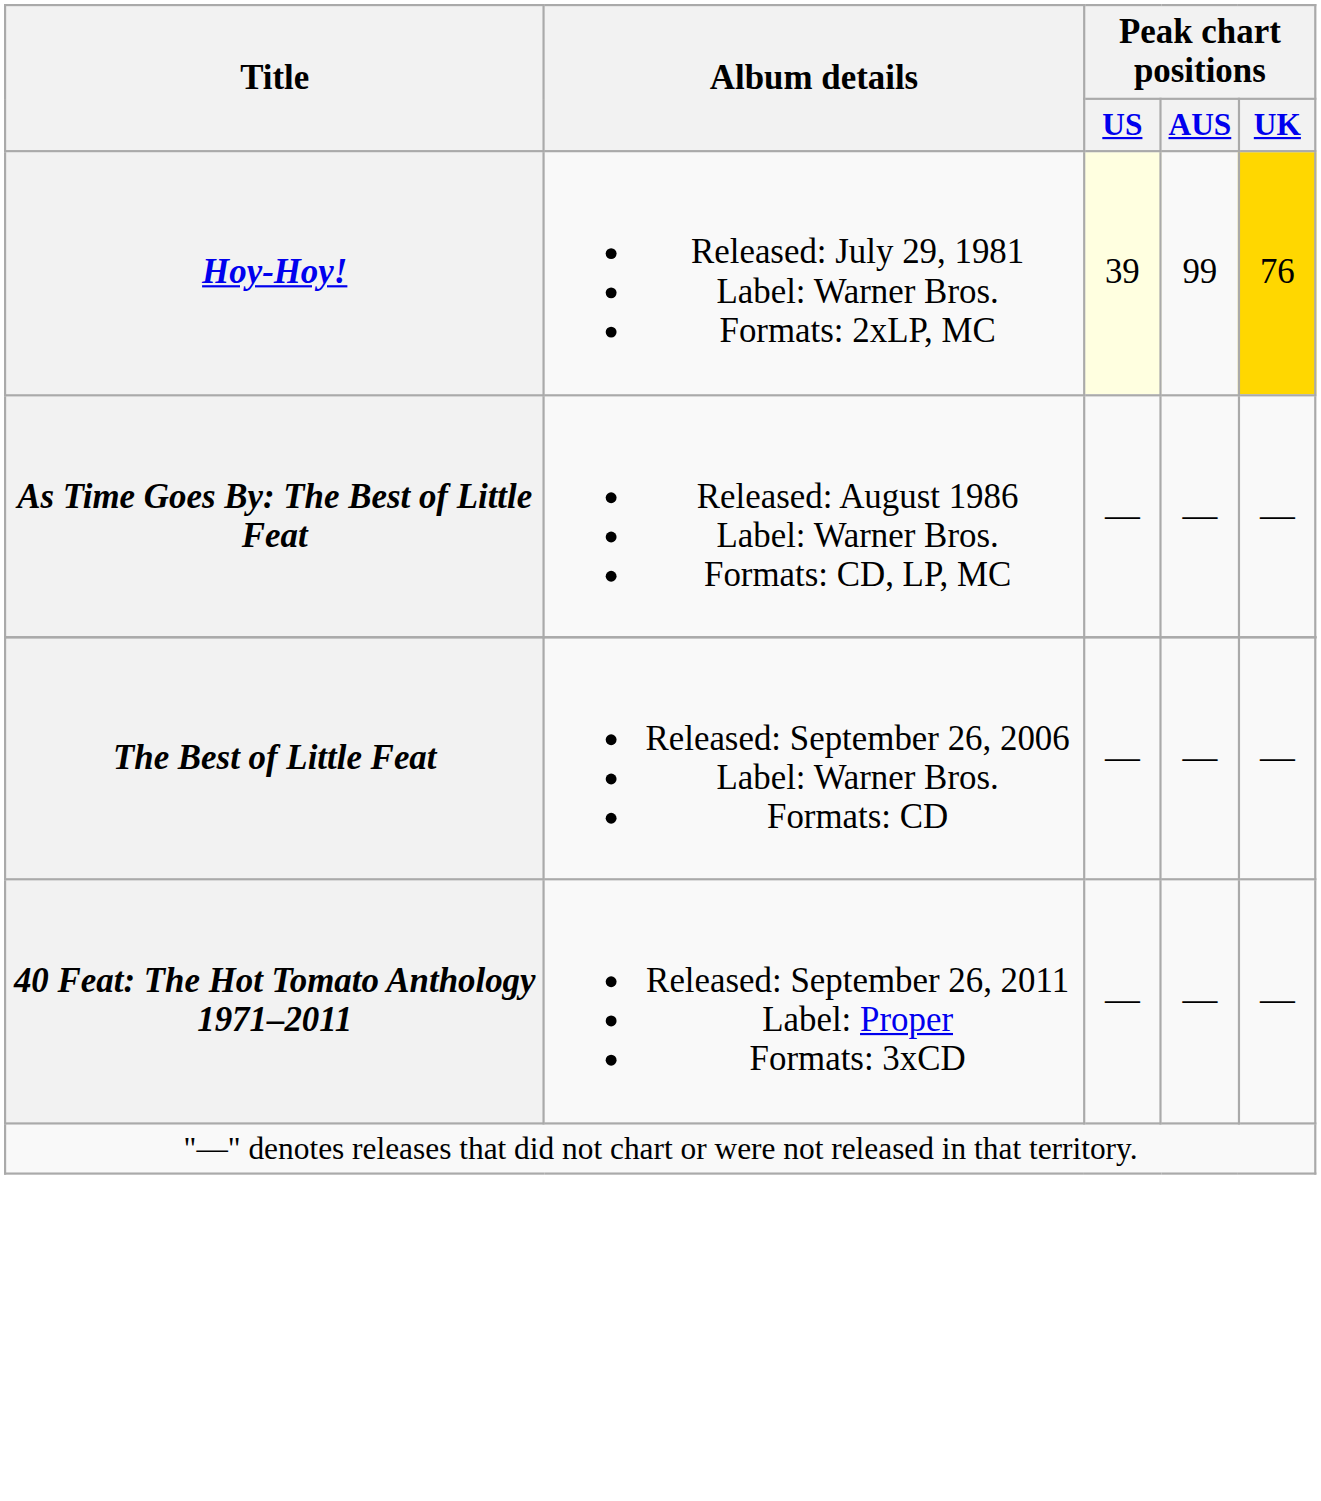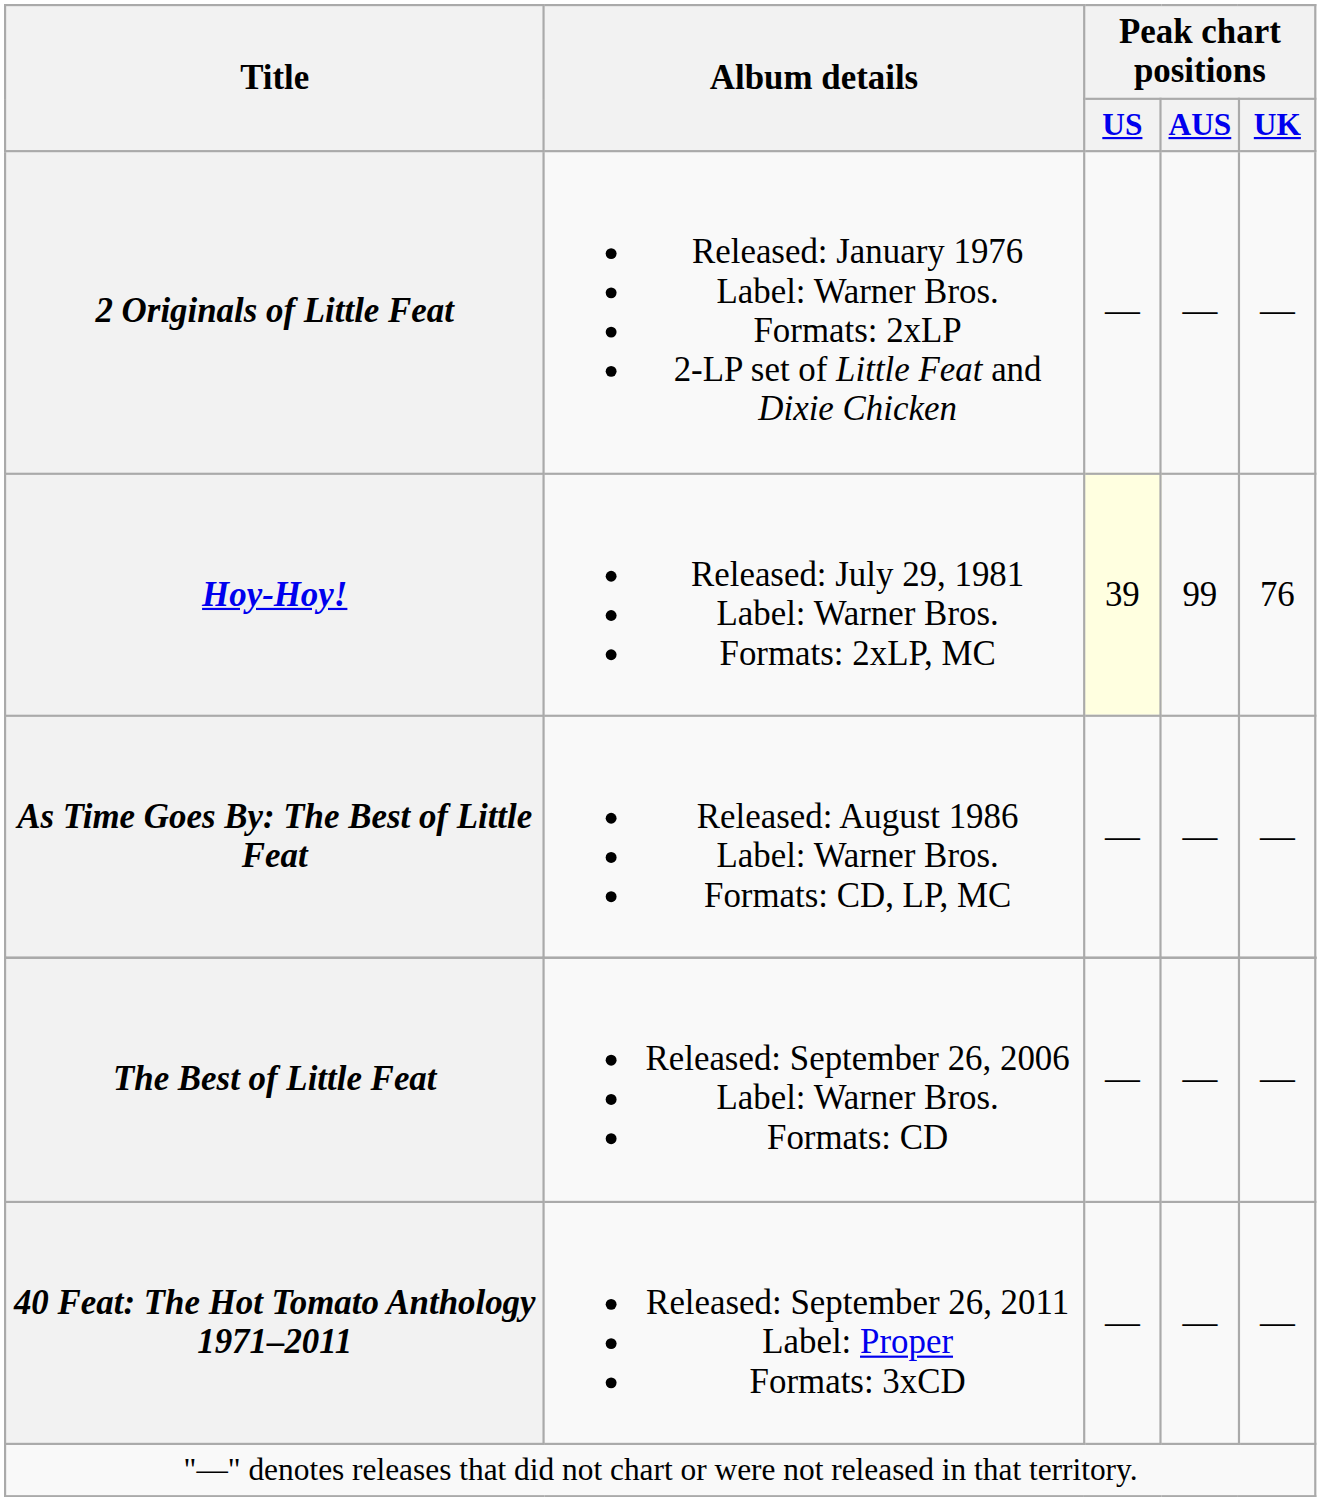+ row: (275, 311)
(1277, 272) gold background -> (1277, 593) no background
